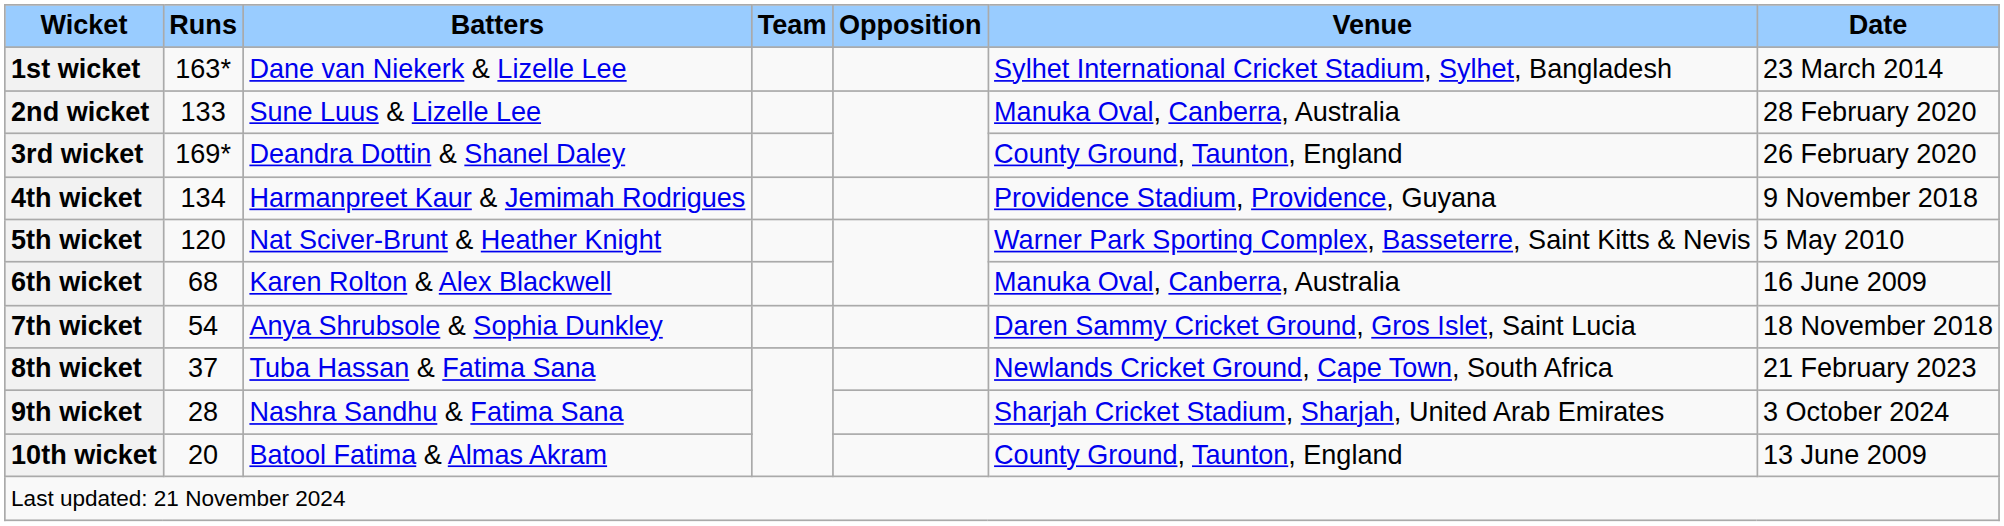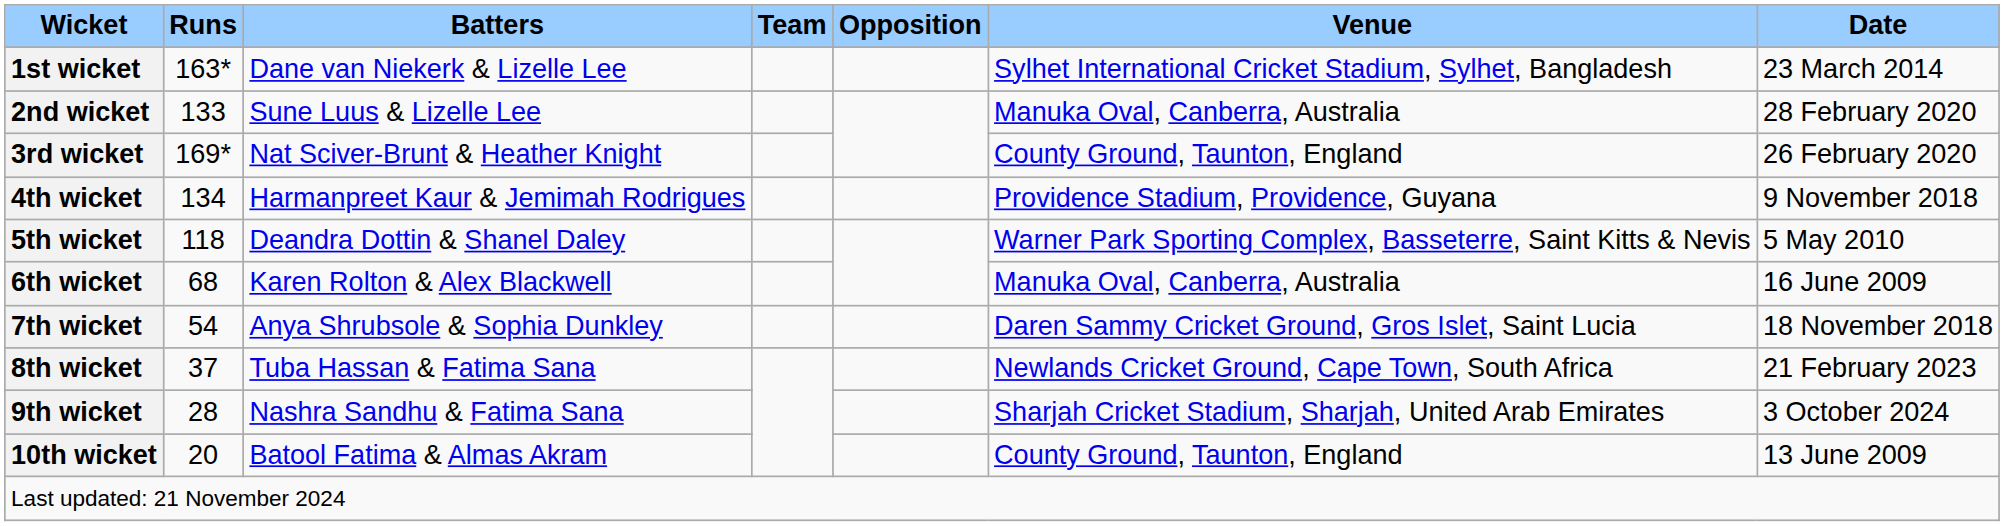(437, 154) Deandra Dottin & Shanel Daley -> (455, 154) Nat Sciver-Brunt & Heather Knight
(203, 240) 120 -> (203, 240) 118
(455, 240) Nat Sciver-Brunt & Heather Knight -> (437, 240) Deandra Dottin & Shanel Daley
